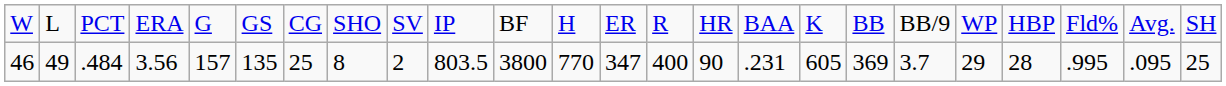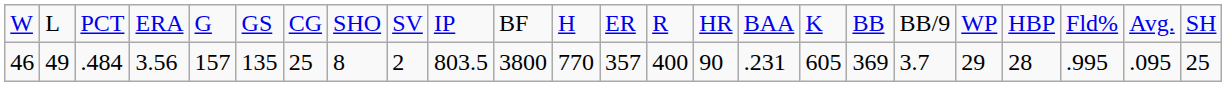(623, 61) 347 -> (623, 61) 357
